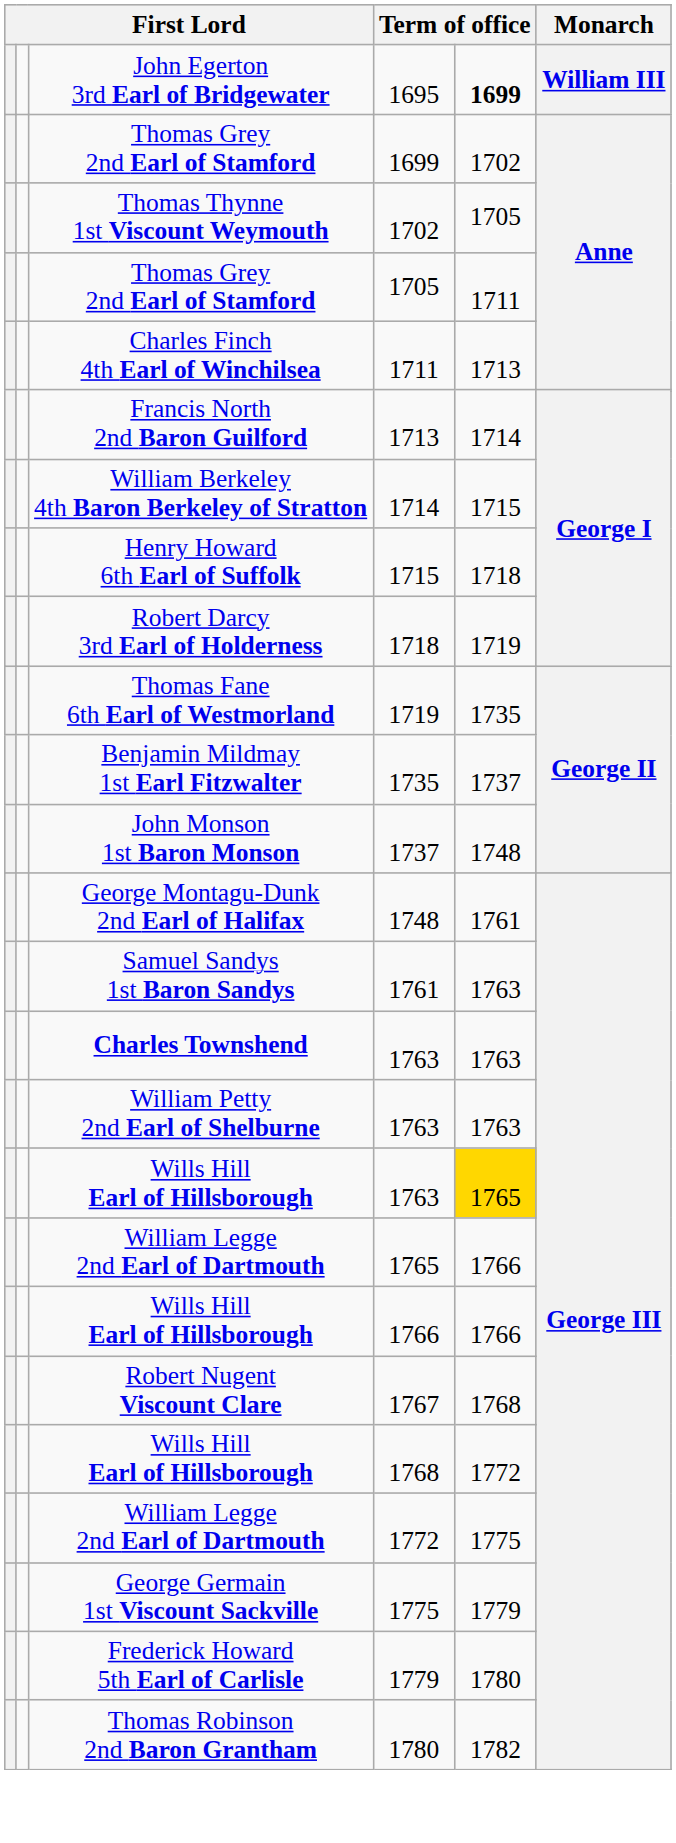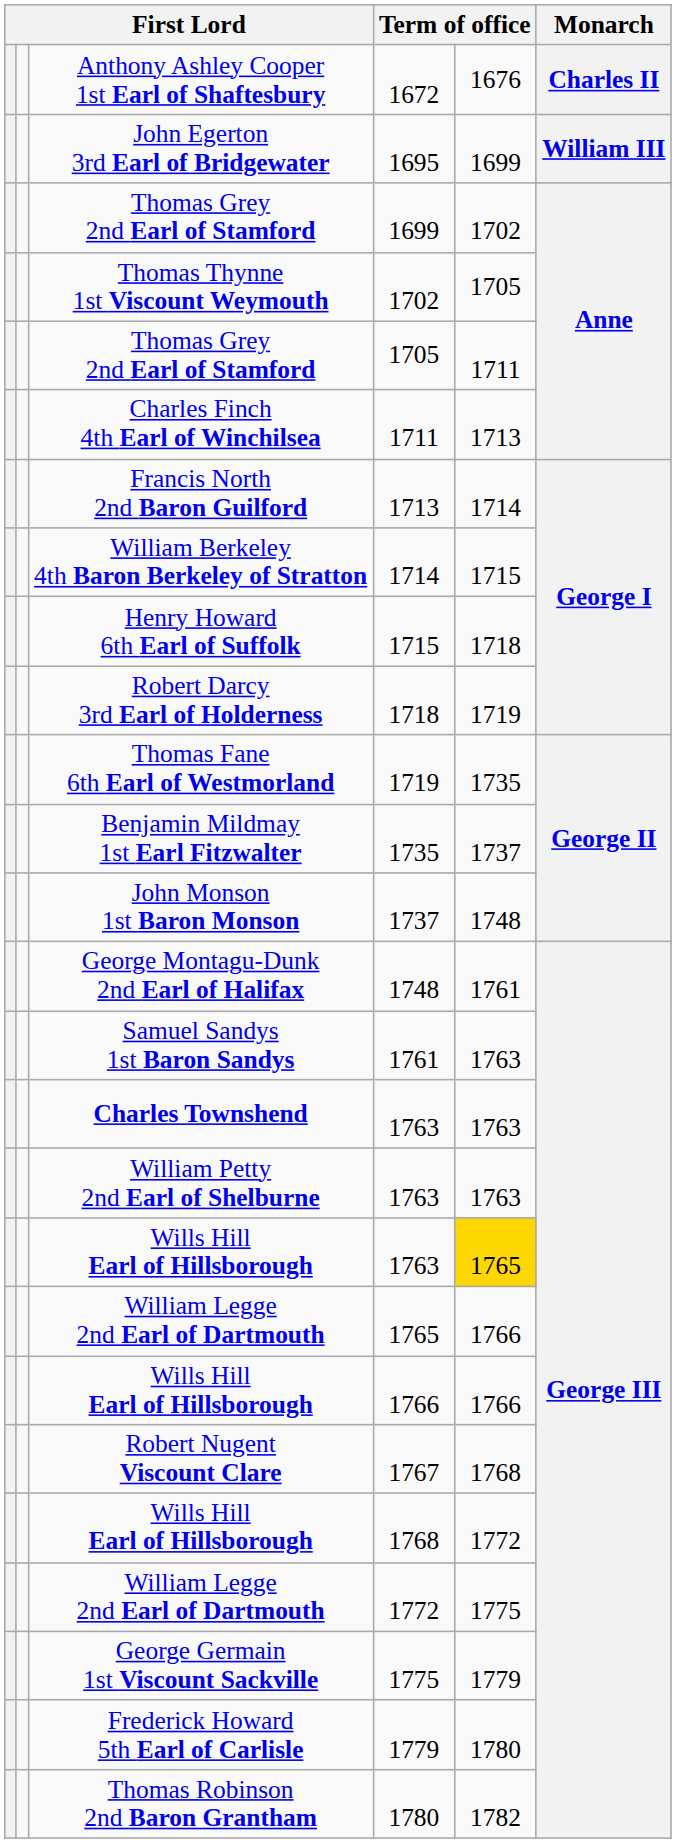+ row: (201, 79)
(496, 93) bold -> (496, 162) normal
